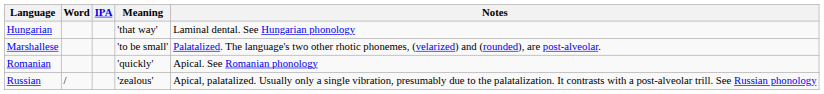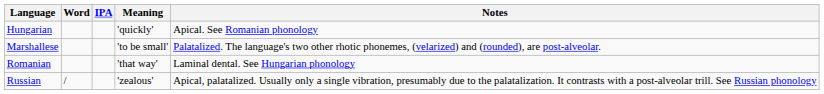(138, 30) 'that way' -> (135, 30) 'quickly'
(264, 30) Laminal dental. See Hungarian phonology -> (246, 30) Apical. See Romanian phonology
(135, 64) 'quickly' -> (138, 64) 'that way'
(246, 64) Apical. See Romanian phonology -> (264, 64) Laminal dental. See Hungarian phonology
